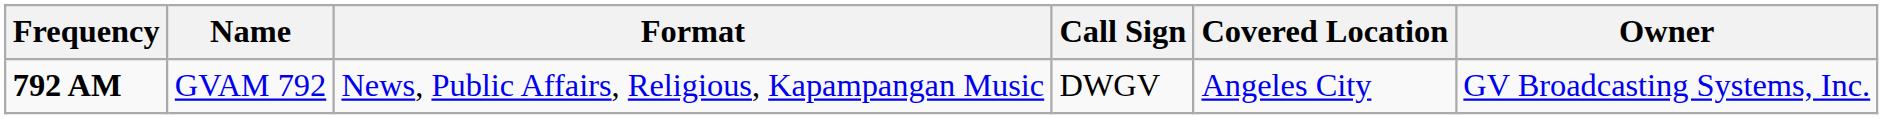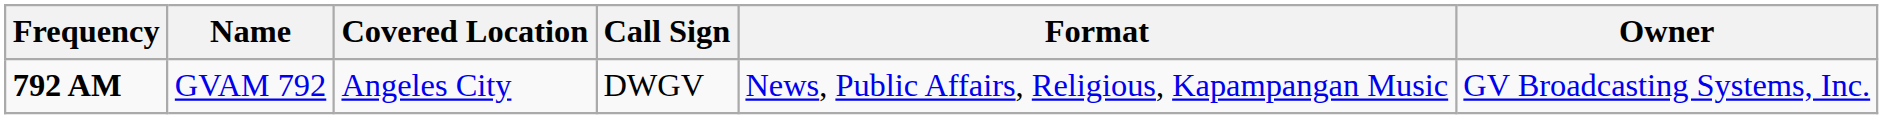columns swapped: (693, 31) <-> (1325, 31)
